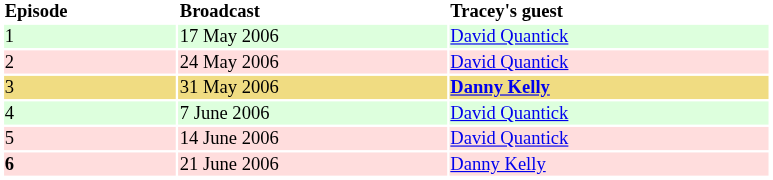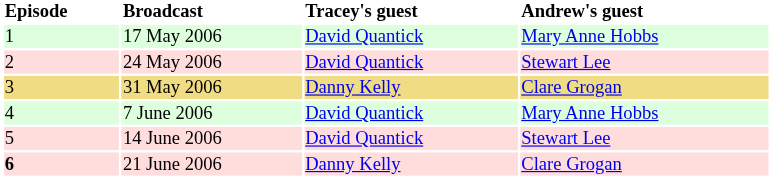+ column: (582, 10)
(500, 87) bold -> (353, 87) normal
